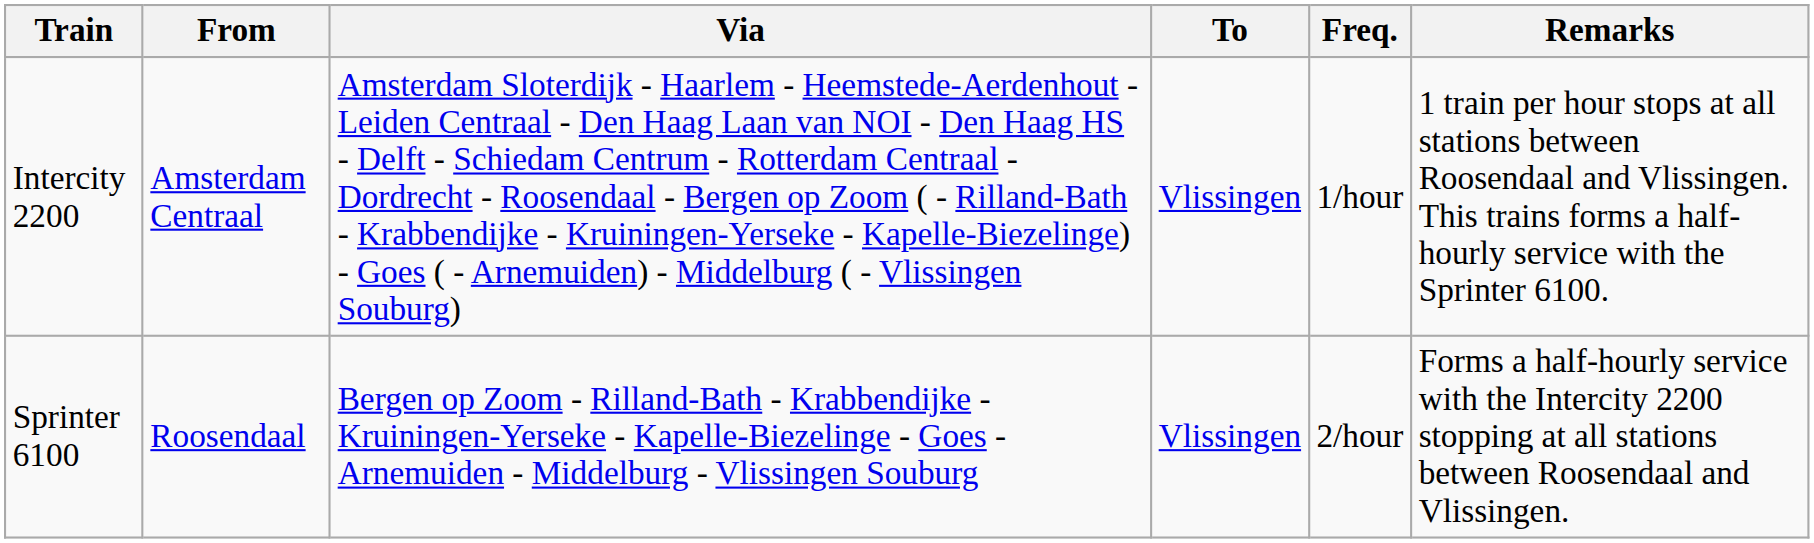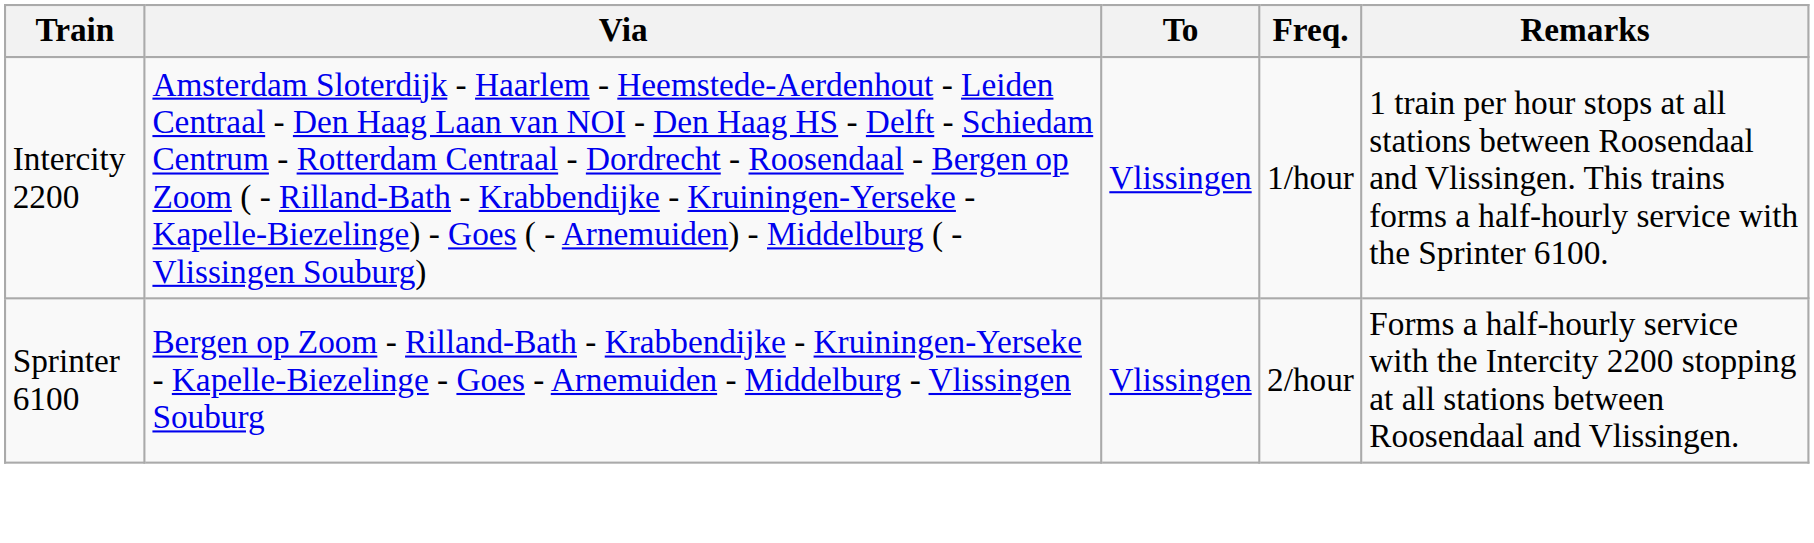- column: (236, 30)
